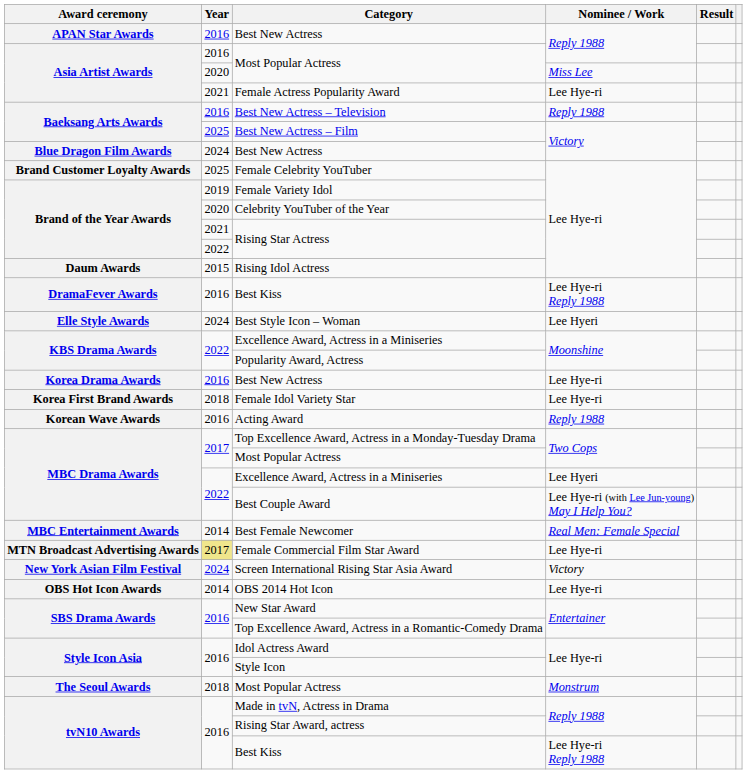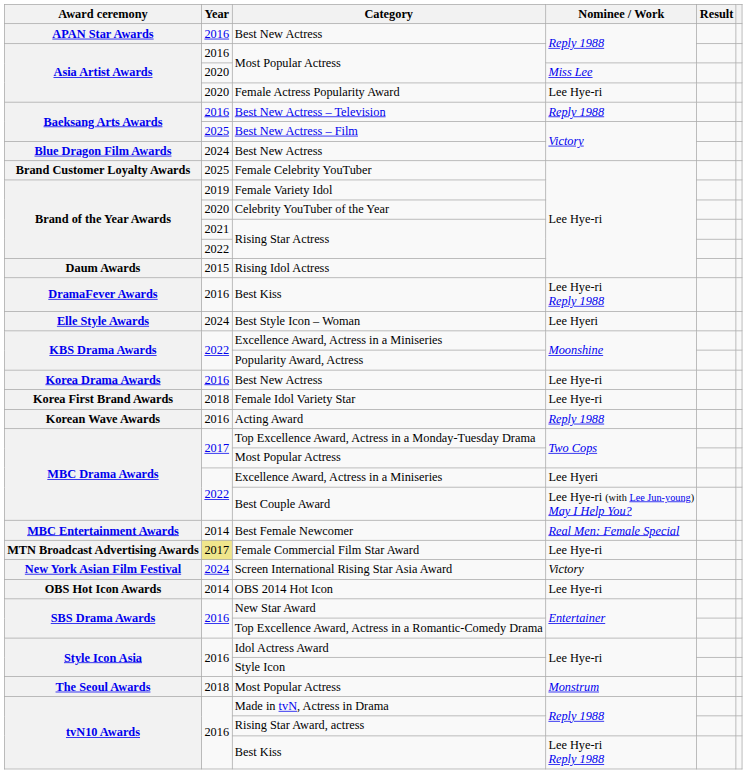(217, 92) 2021 -> (217, 92) 2020
